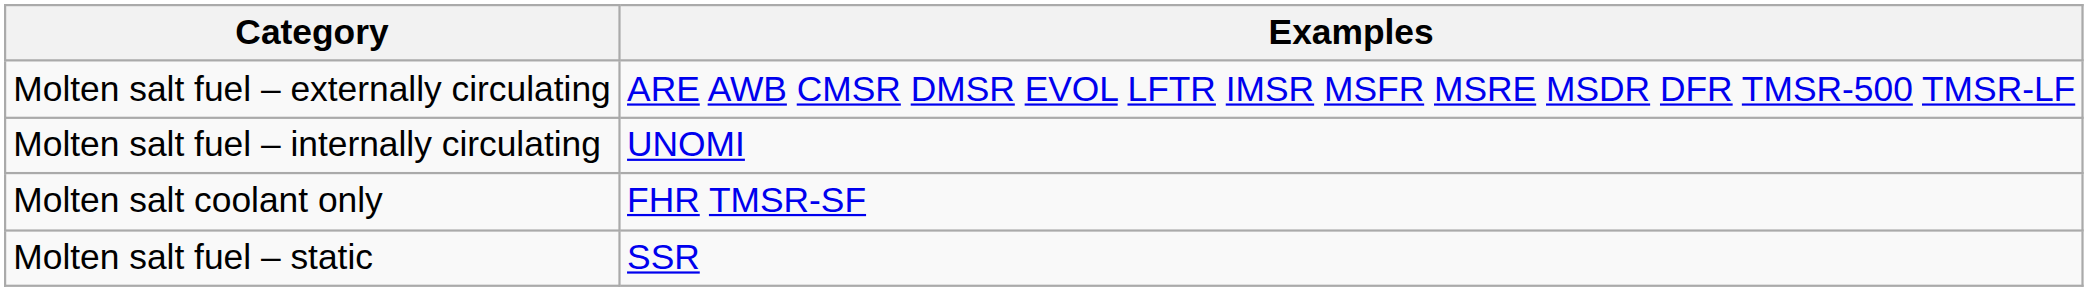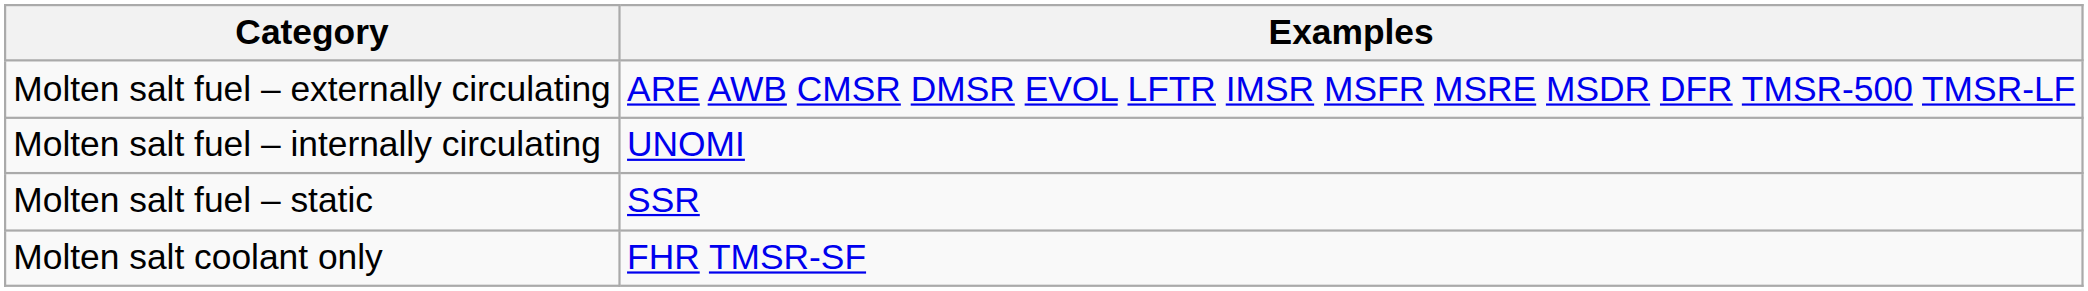rows swapped: (193, 256) <-> (198, 200)
